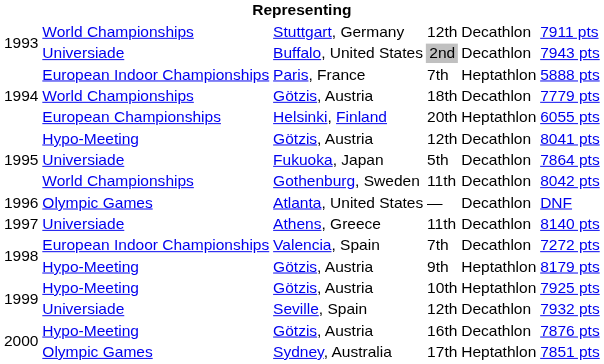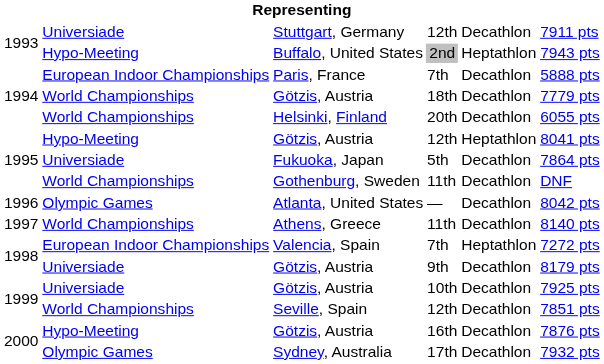(118, 31) World Championships -> (83, 31) Universiade
(83, 53) Universiade -> (91, 53) Hypo-Meeting
(496, 53) Decathlon -> (499, 53) Heptathlon
(499, 74) Heptathlon -> (496, 74) Decathlon
(132, 117) European Championships -> (118, 117) World Championships
(499, 117) Heptathlon -> (496, 117) Decathlon
(496, 138) Decathlon -> (499, 138) Heptathlon
(570, 181) 8042 pts -> (556, 181) DNF
(556, 202) DNF -> (570, 202) 8042 pts
(83, 224) Universiade -> (118, 224) World Championships
(496, 245) Decathlon -> (499, 245) Heptathlon
(91, 266) Hypo-Meeting -> (83, 266) Universiade
(499, 266) Heptathlon -> (496, 266) Decathlon
(91, 288) Hypo-Meeting -> (83, 288) Universiade
(499, 288) Heptathlon -> (496, 288) Decathlon
(83, 309) Universiade -> (118, 309) World Championships
(570, 309) 7932 pts -> (570, 309) 7851 pts
(499, 352) Heptathlon -> (496, 352) Decathlon
(570, 352) 7851 pts -> (570, 352) 7932 pts
